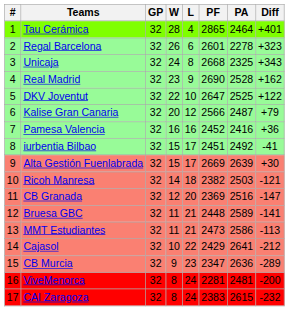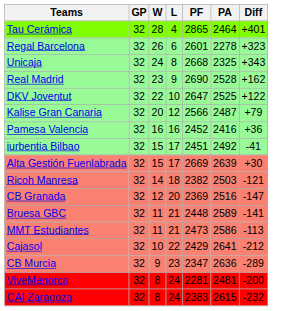- column: (13, 12)
